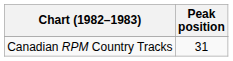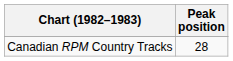(201, 46) 31 -> (201, 46) 28
